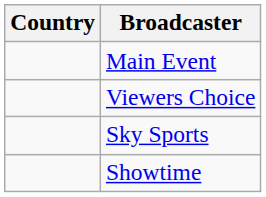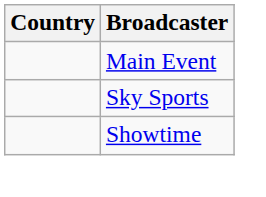- row: (181, 97)
